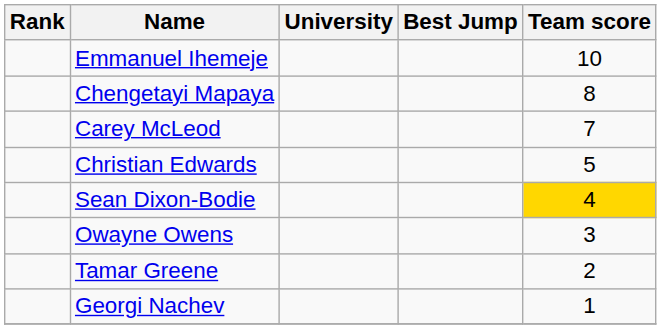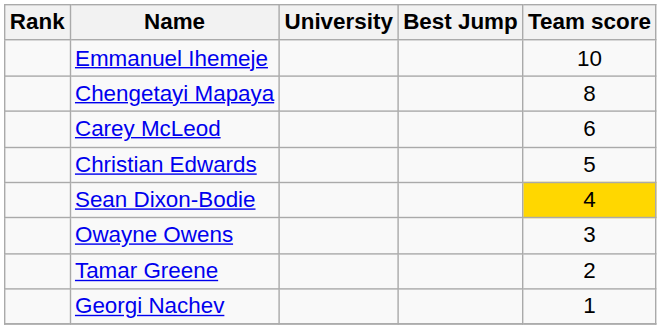(589, 128) 7 -> (589, 128) 6
